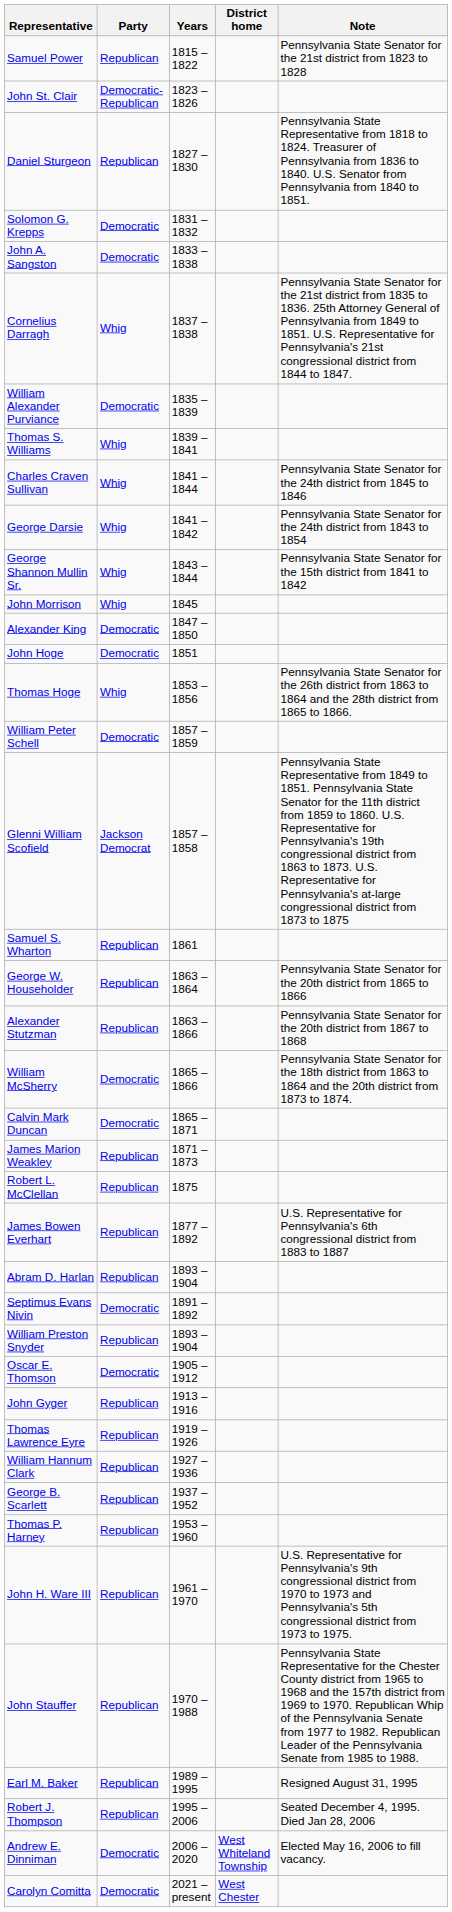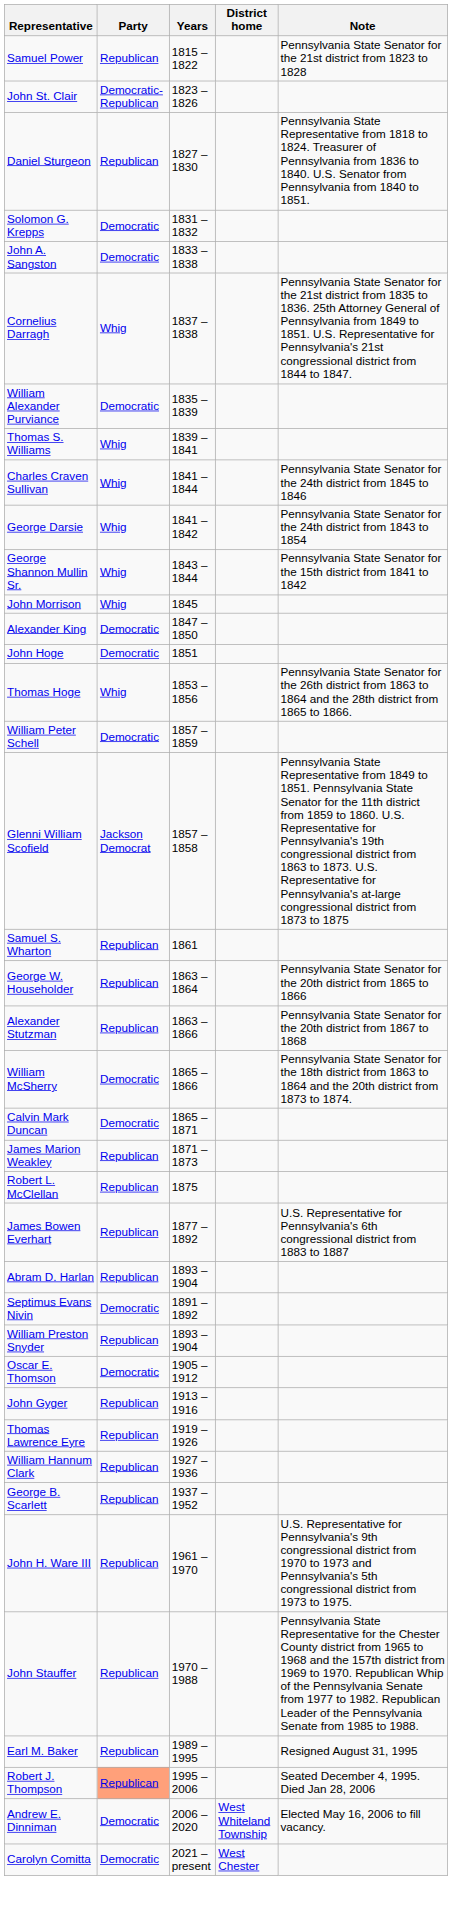- row: (35, 1530)
(129, 1814) no background -> (129, 1783) lightsalmon background
